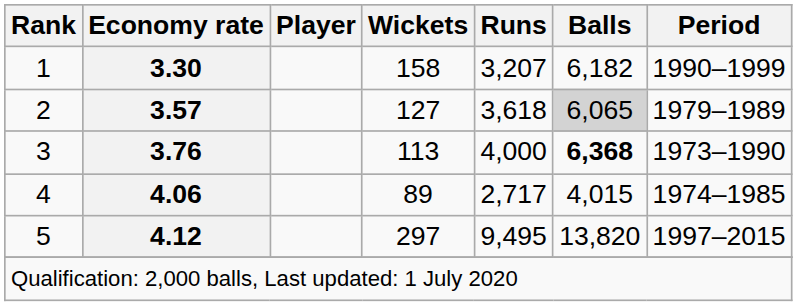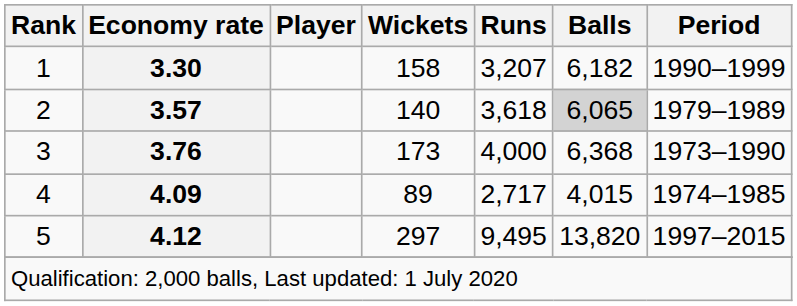(418, 109) 127 -> (418, 109) 140
(418, 151) 113 -> (418, 151) 173
(600, 151) bold -> (600, 151) normal
(176, 194) 4.06 -> (176, 194) 4.09
